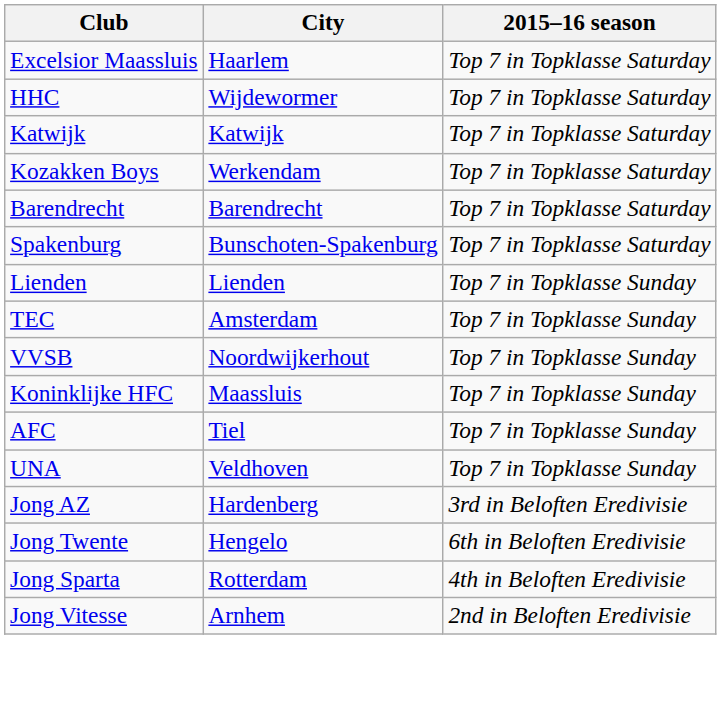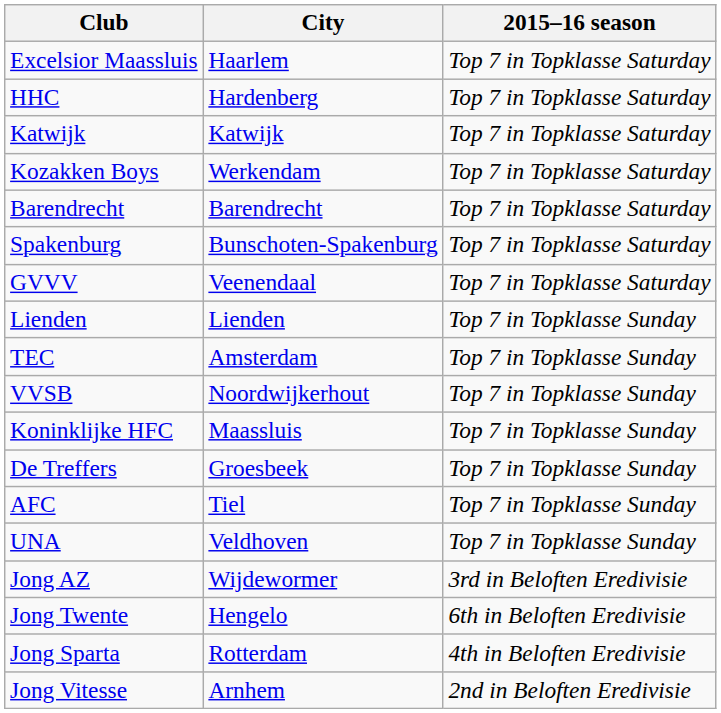(273, 97) Wijdewormer -> (263, 97) Hardenberg
+ row: (44, 282)
+ row: (63, 467)
(263, 504) Hardenberg -> (273, 578) Wijdewormer
